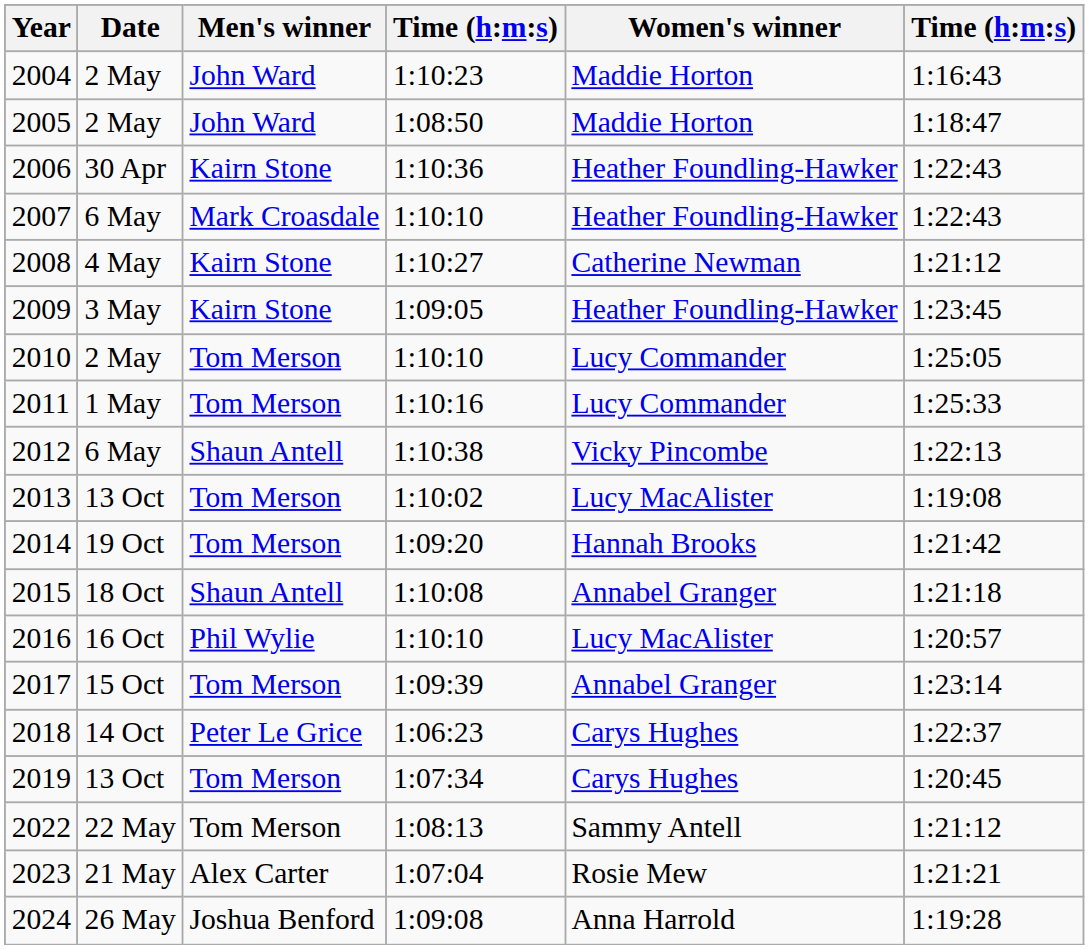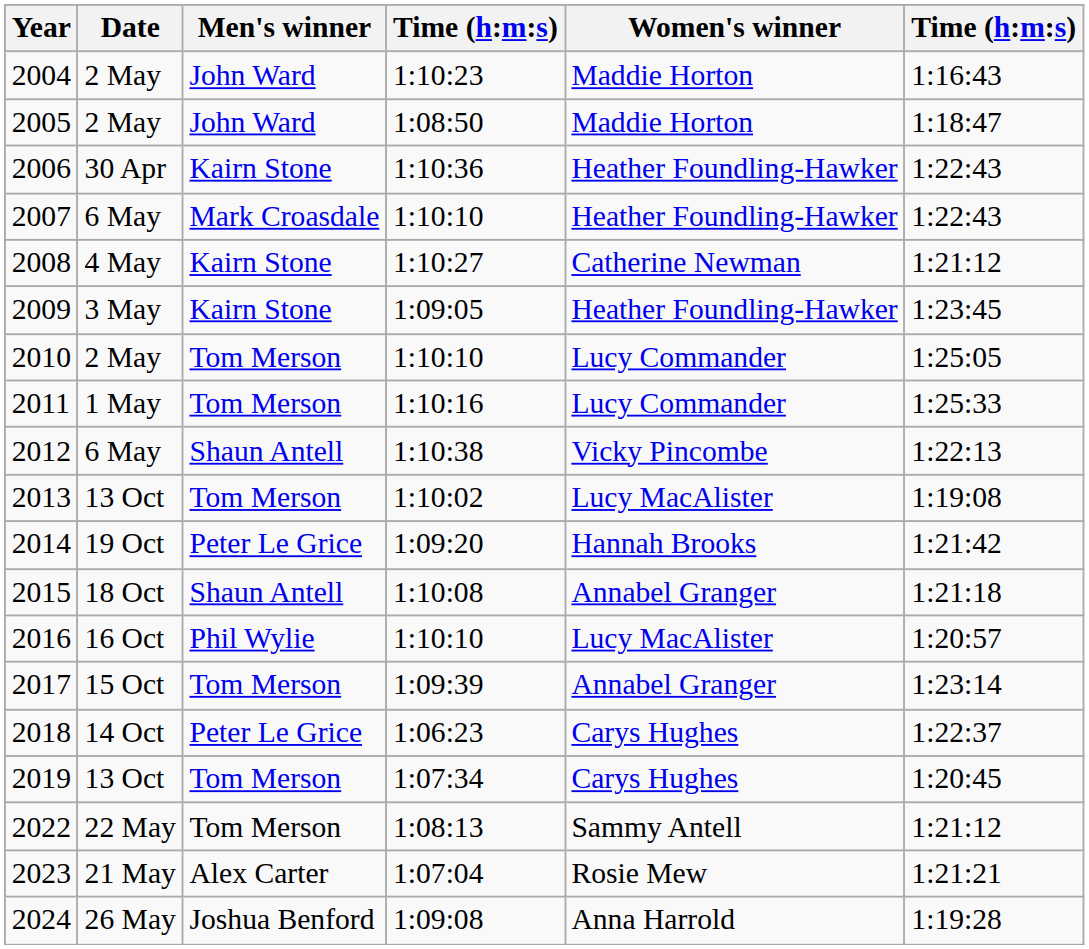(265, 544) Tom Merson -> (276, 544) Peter Le Grice
